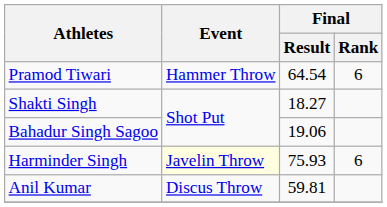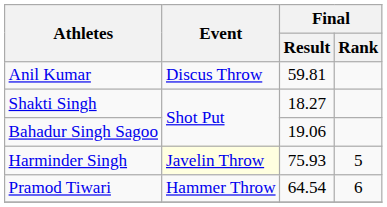rows swapped: (50, 188) <-> (60, 75)
(358, 160) 6 -> (358, 160) 5
